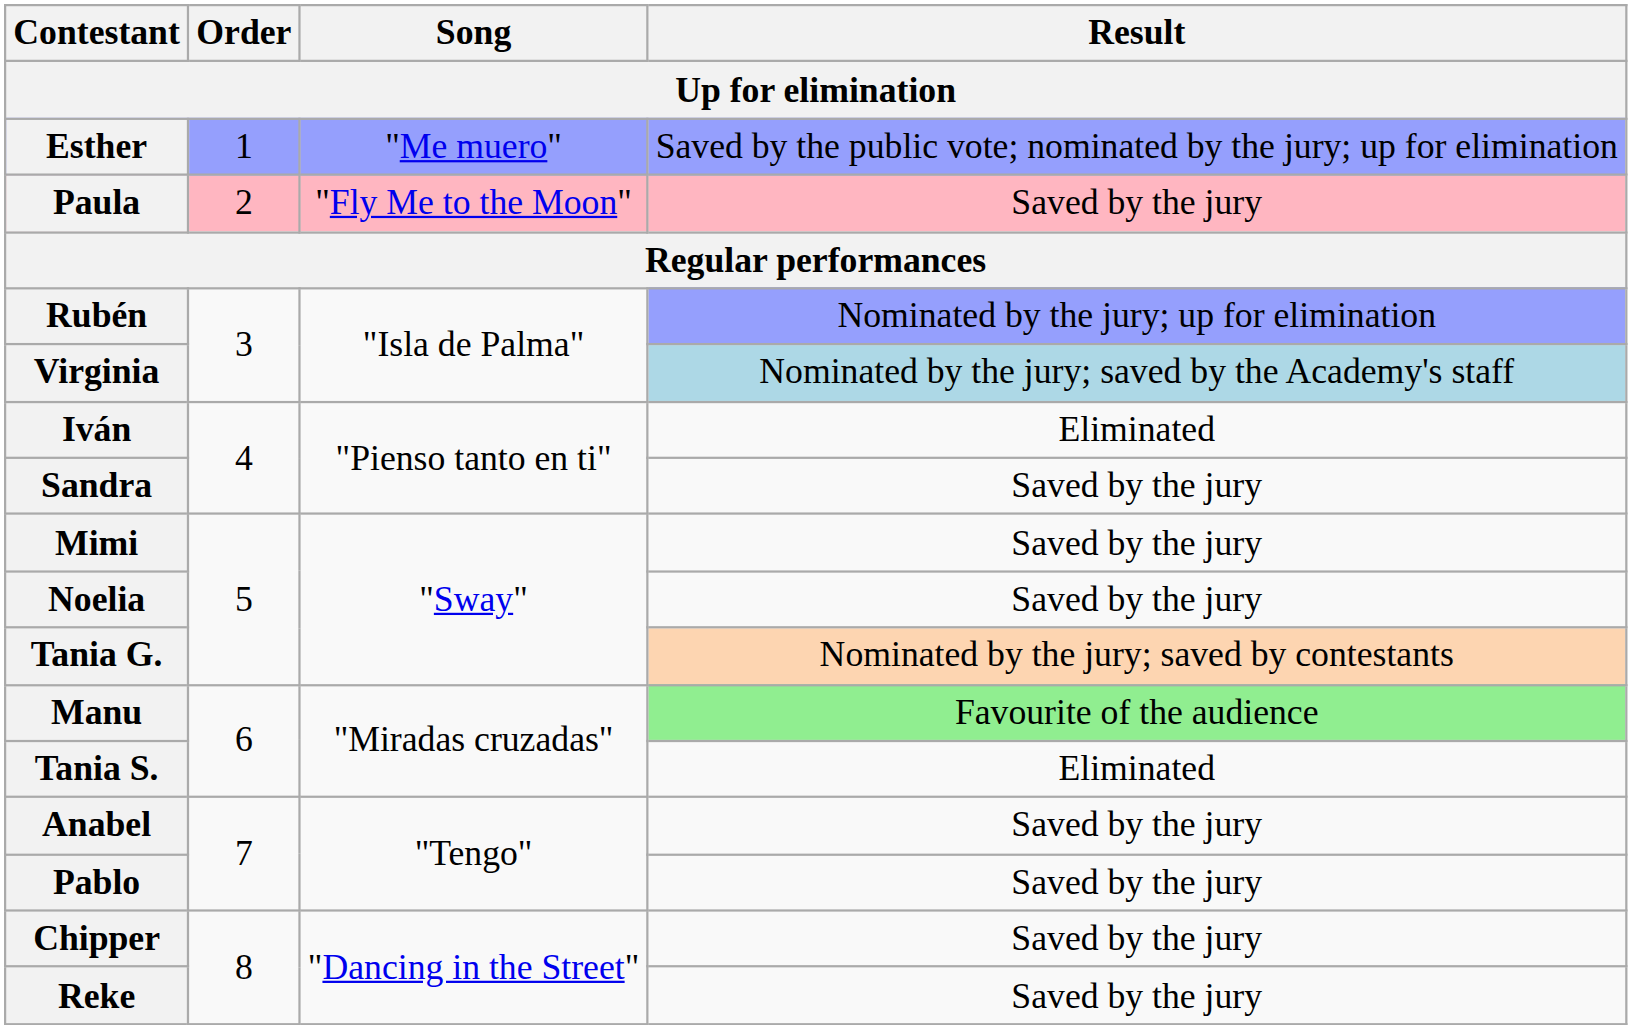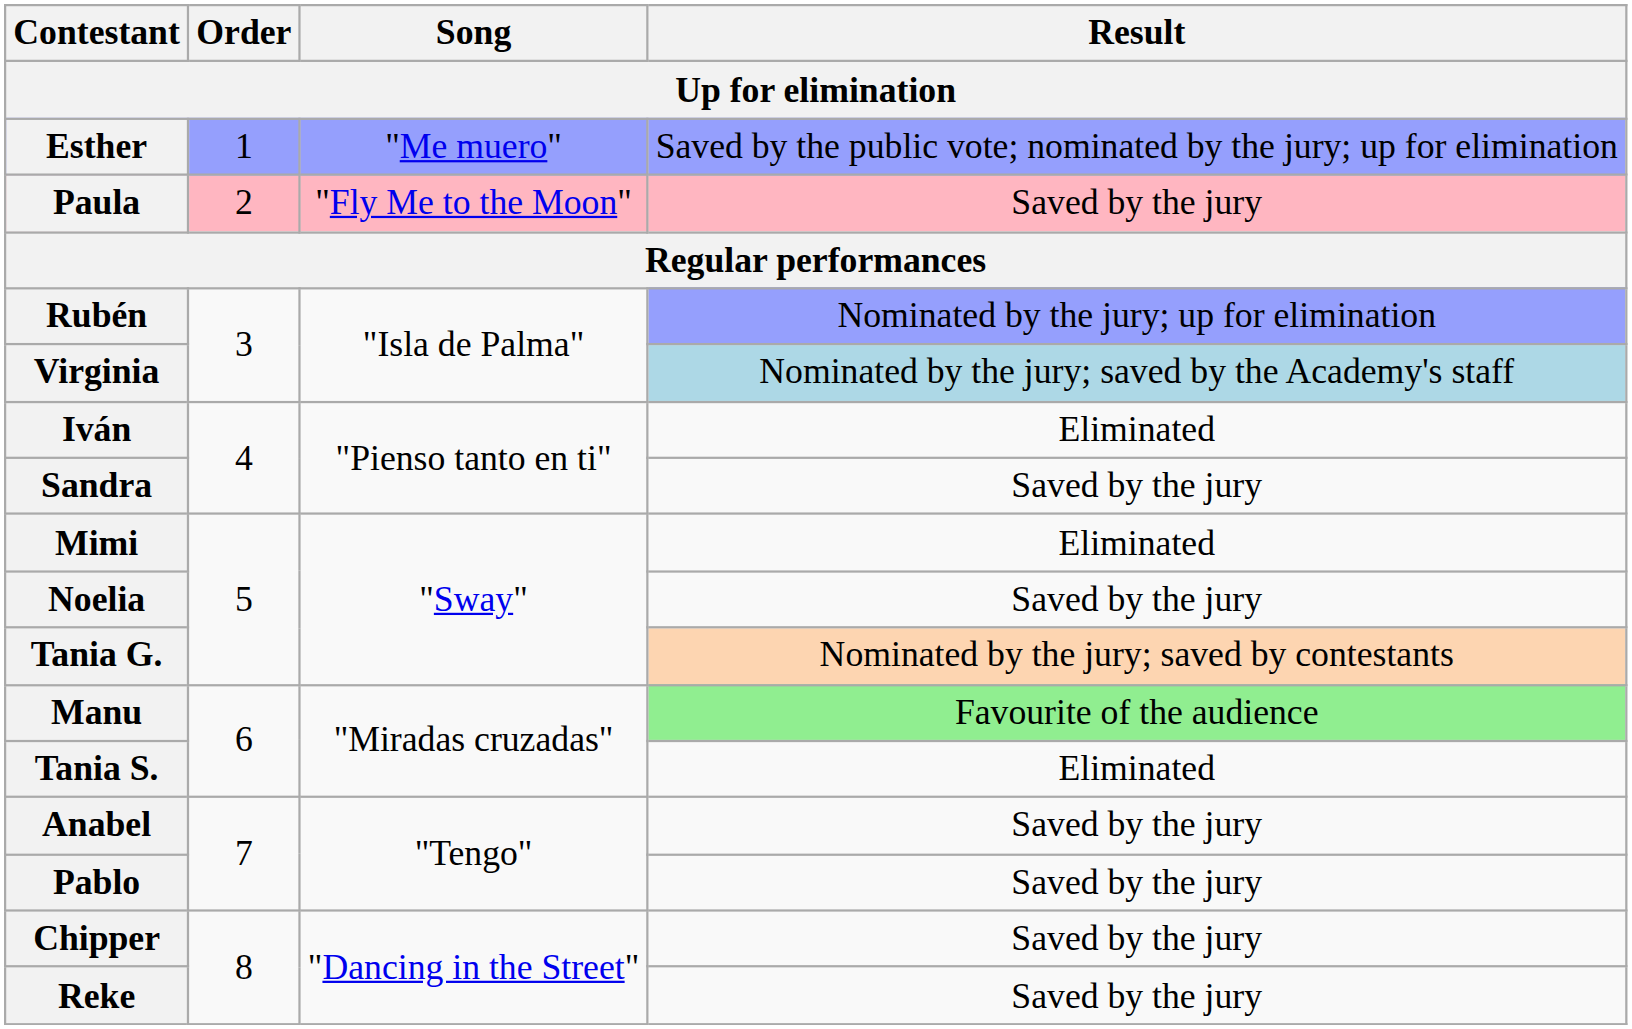(1137, 542) Saved by the jury -> (1137, 542) Eliminated
